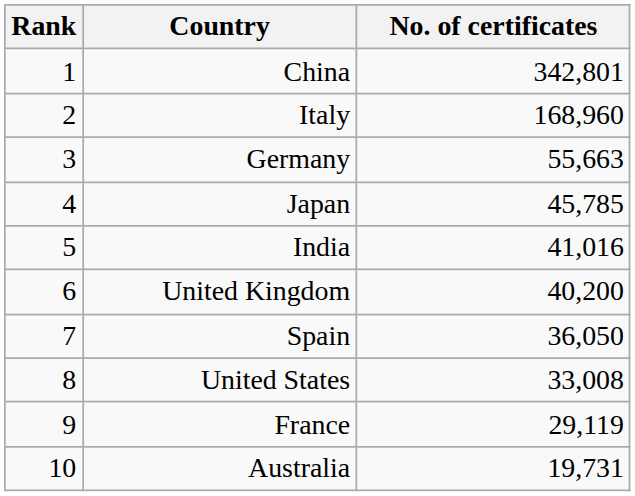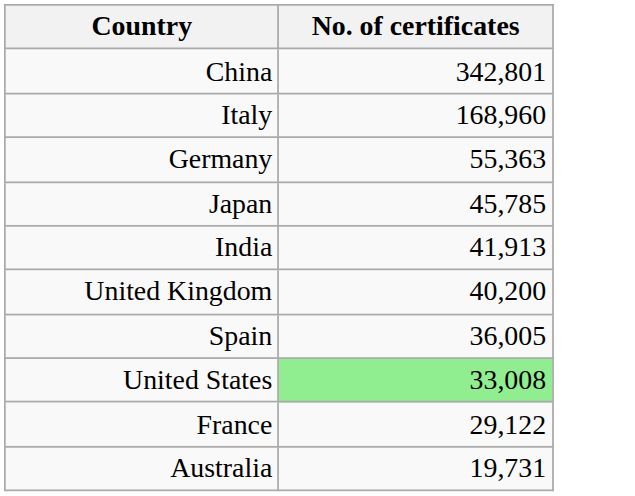- column: (44, 26)
(586, 159) 55,663 -> (508, 159) 55,363
(586, 247) 41,016 -> (508, 247) 41,913
(586, 335) 36,050 -> (508, 335) 36,005
(586, 379) no background -> (508, 379) lightgreen background
(586, 423) 29,119 -> (508, 423) 29,122
